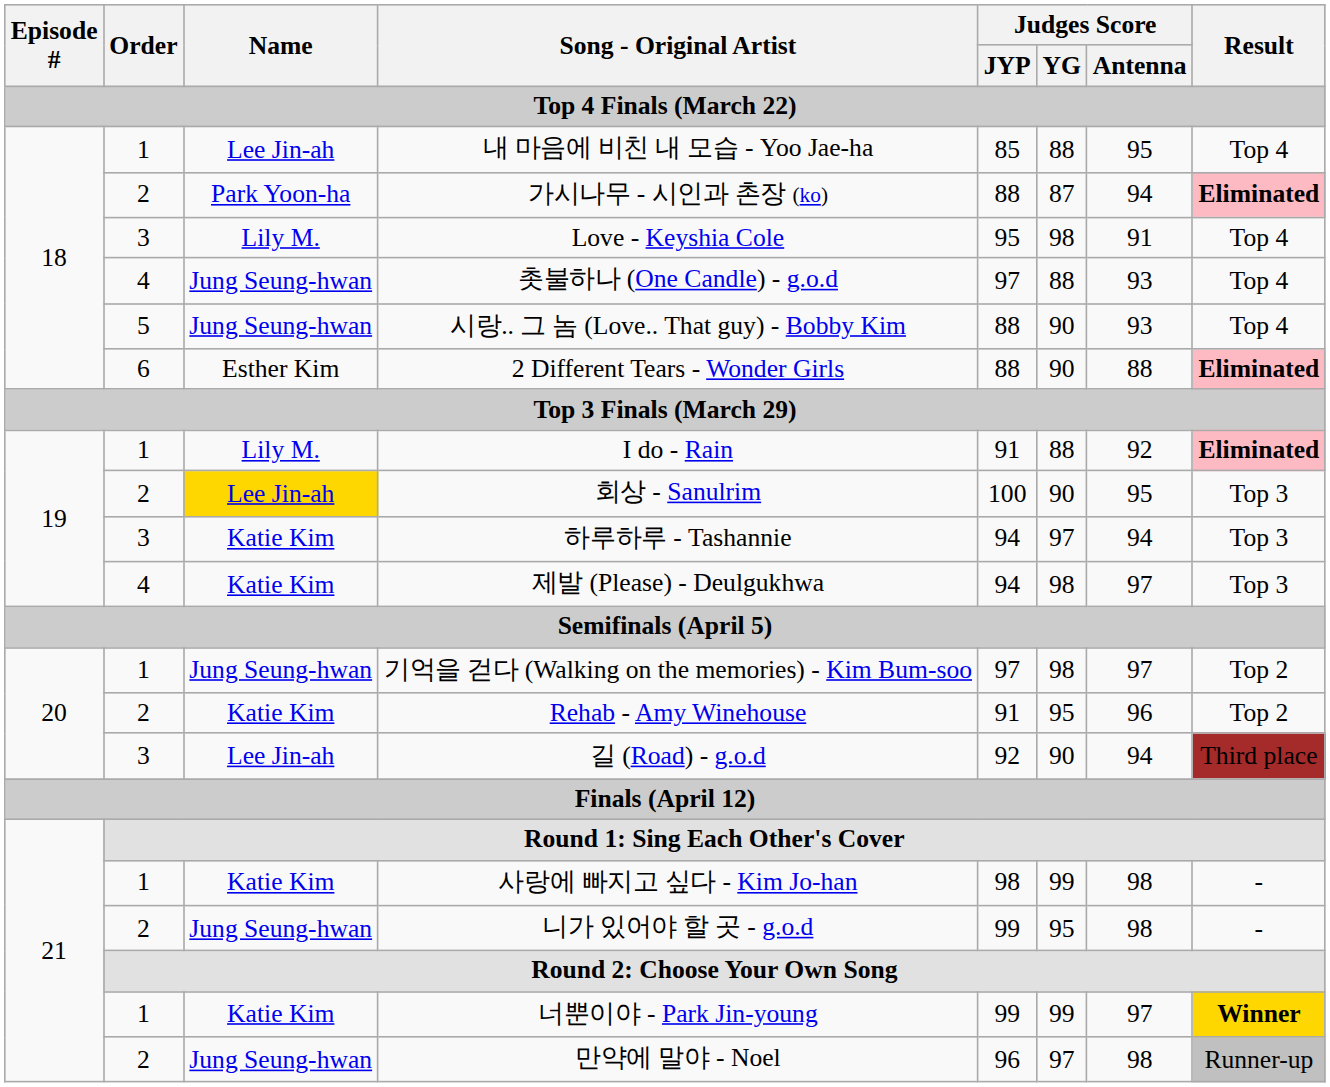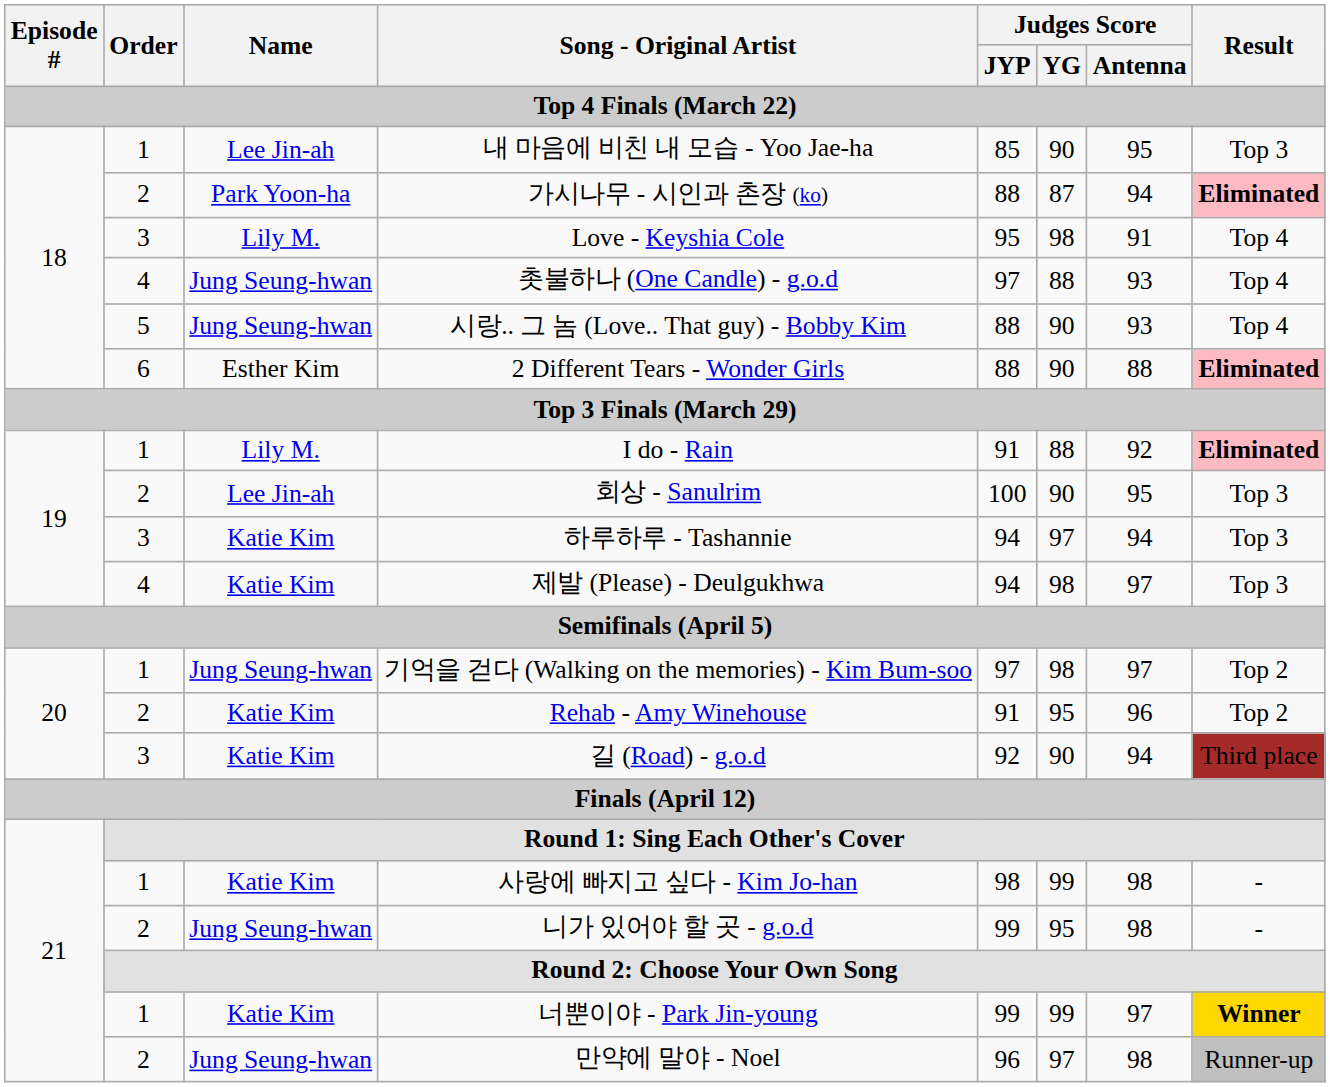(1062, 149) 88 -> (1062, 149) 90
(1259, 149) Top 4 -> (1259, 149) Top 3
(281, 492) gold background -> (281, 492) no background
(281, 755) Lee Jin-ah -> (281, 755) Katie Kim
